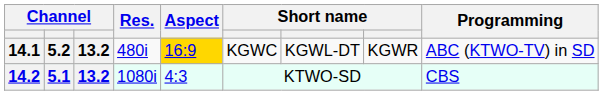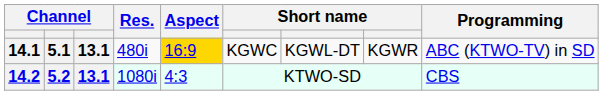(59, 50) 5.2 -> (59, 50) 5.1
(94, 50) 13.2 -> (94, 50) 13.1
(59, 76) 5.1 -> (59, 76) 5.2
(94, 76) 13.2 -> (94, 76) 13.1
